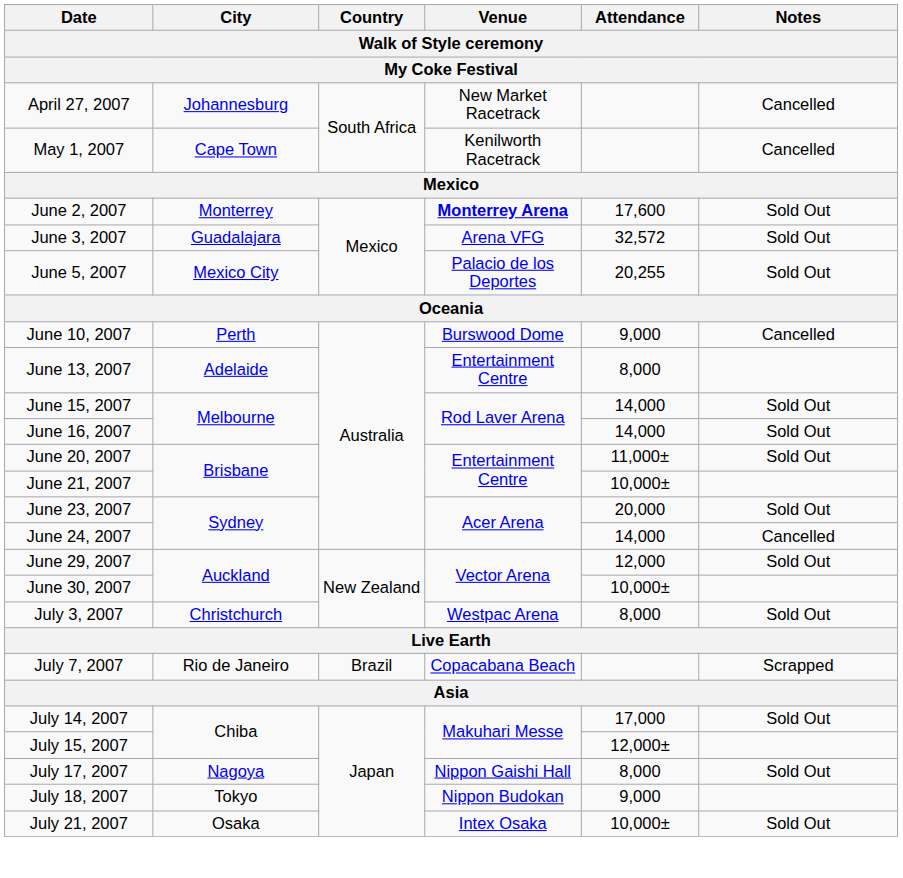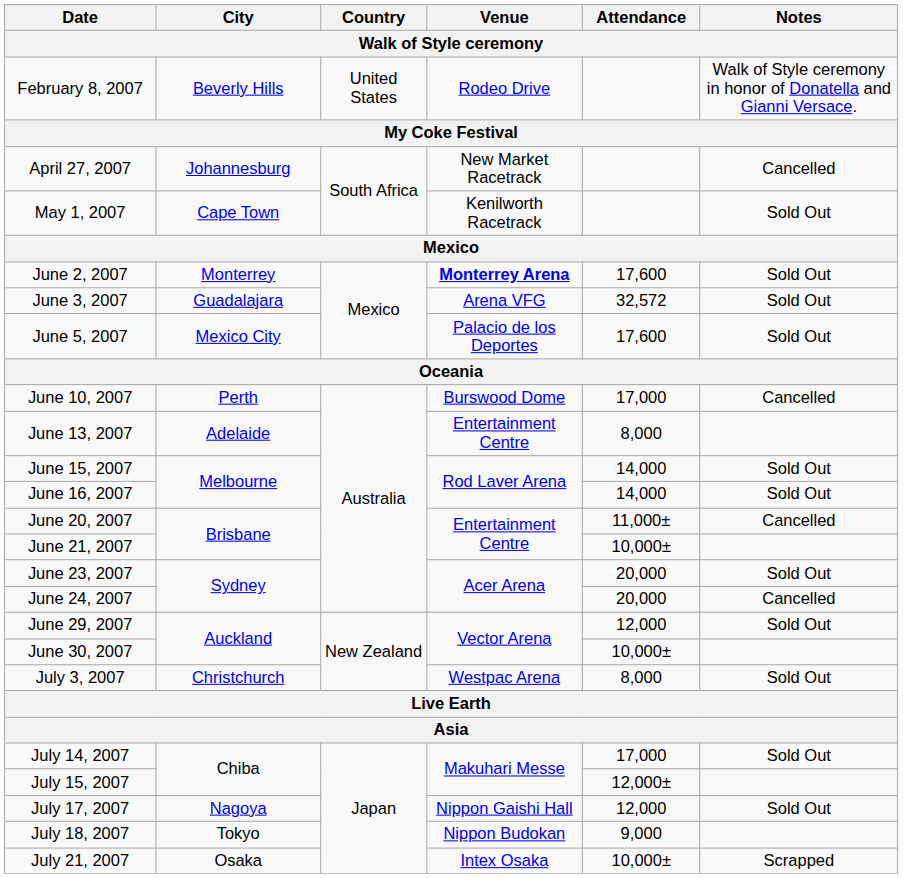+ row: (80, 88)
(798, 149) Cancelled -> (799, 213) Sold Out
(640, 273) 20,255 -> (641, 336) 17,600
(640, 334) 9,000 -> (641, 397) 17,000
(798, 457) Sold Out -> (799, 520) Cancelled
(640, 536) 14,000 -> (641, 599) 20,000
- row: (79, 666)
(640, 771) 8,000 -> (641, 808) 12,000
(798, 823) Sold Out -> (799, 860) Scrapped
